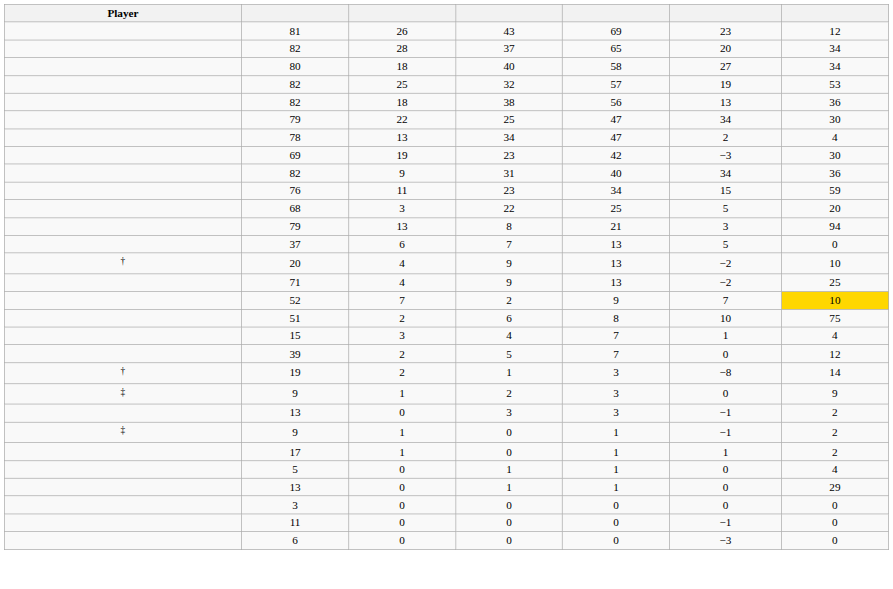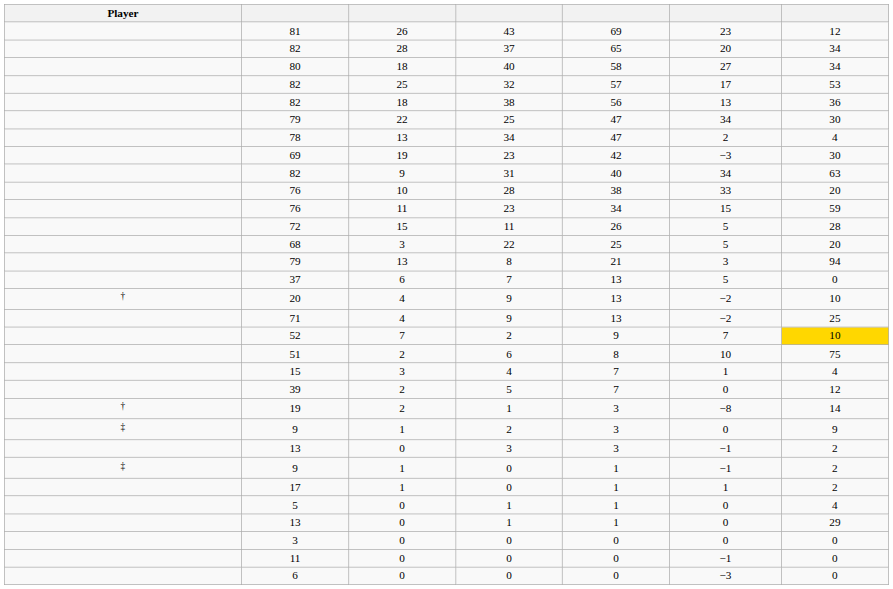(725, 84) 19 -> (725, 84) 17
(835, 173) 36 -> (835, 173) 63
+ row: (295, 191)
+ row: (295, 226)
